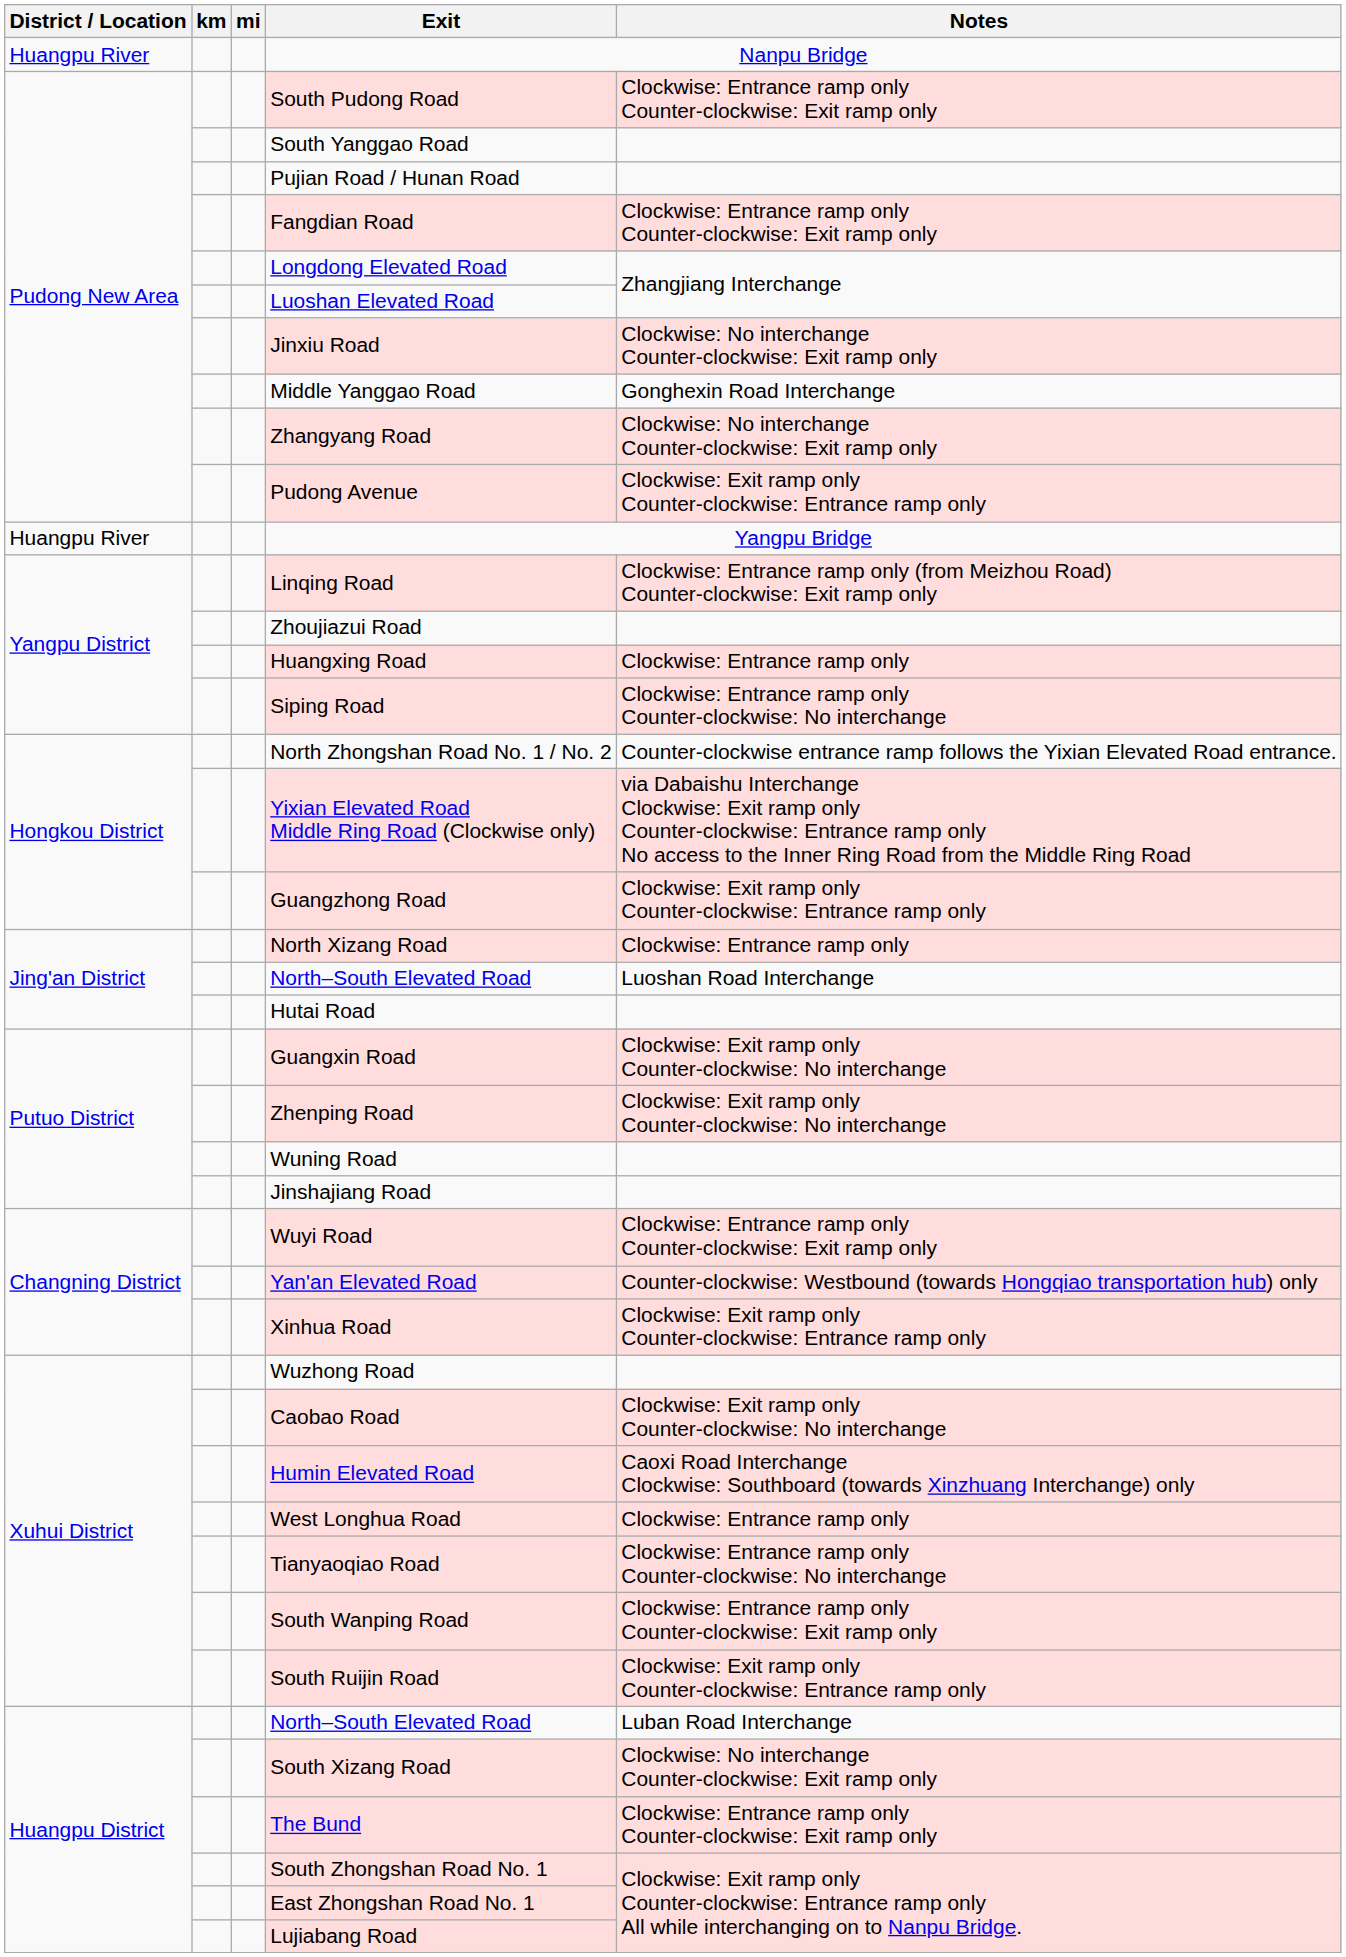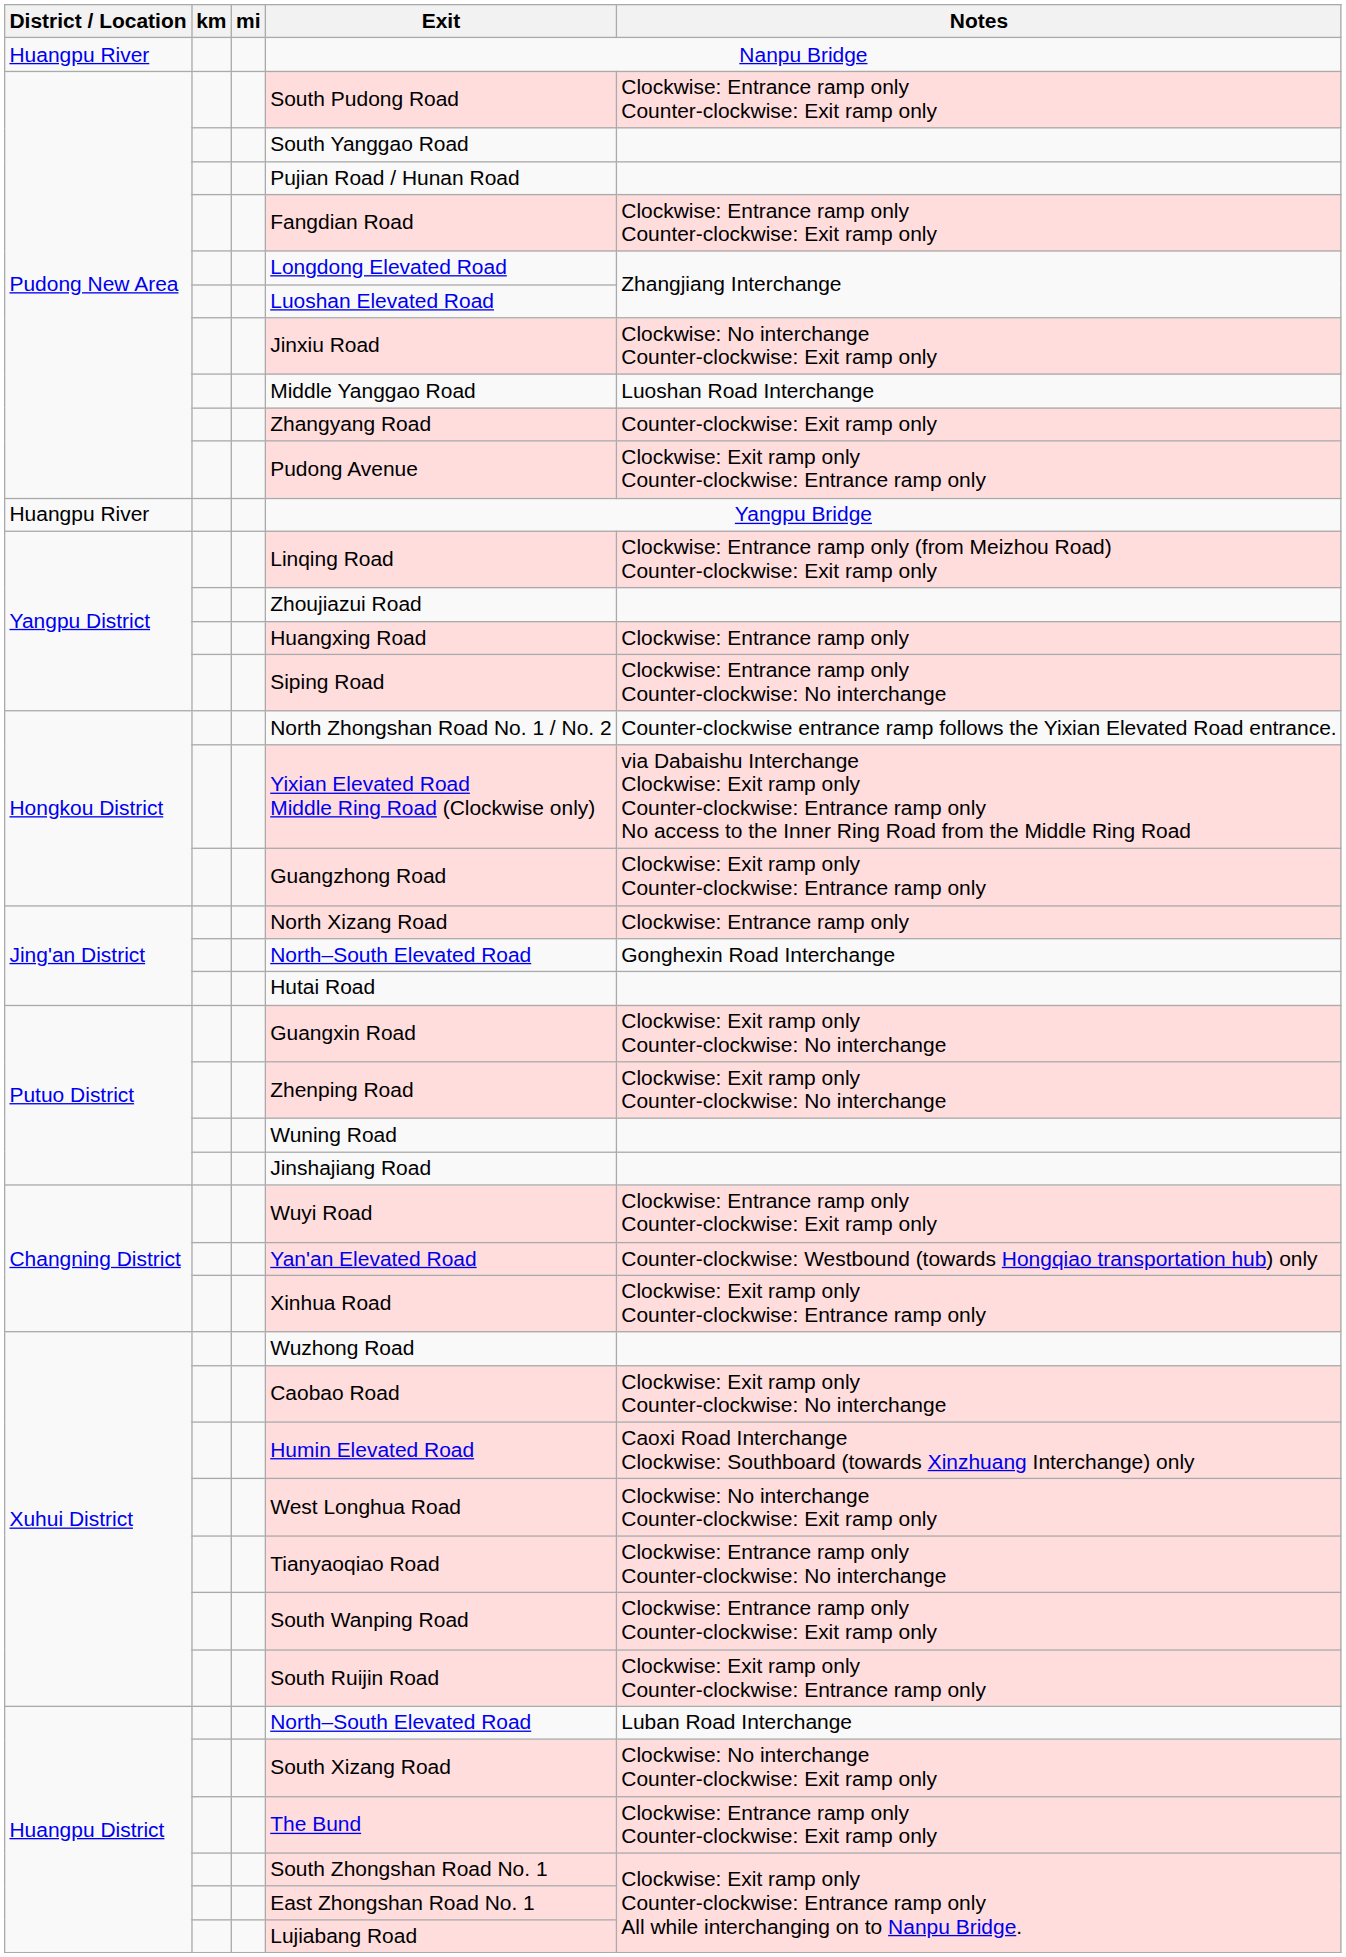(758, 391) Gonghexin Road Interchange -> (748, 391) Luoshan Road Interchange
(779, 436) Clockwise: No interchange Counter-clockwise: Exit ramp only -> (779, 424) Counter-clockwise: Exit ramp only
(748, 978) Luoshan Road Interchange -> (758, 954) Gonghexin Road Interchange
(765, 1518) Clockwise: Entrance ramp only -> (779, 1507) Clockwise: No interchange Counter-clockwise: Exit ramp only
